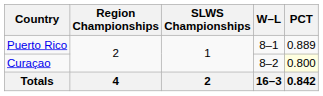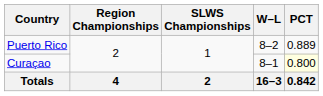(269, 44) 8–1 -> (269, 44) 8–2
(269, 63) 8–2 -> (269, 63) 8–1
